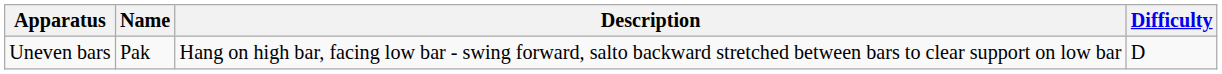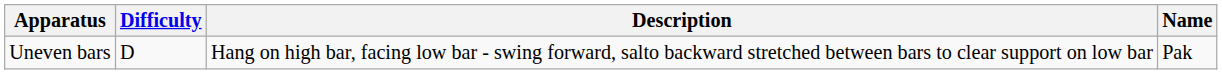columns swapped: (145, 20) <-> (1172, 20)
